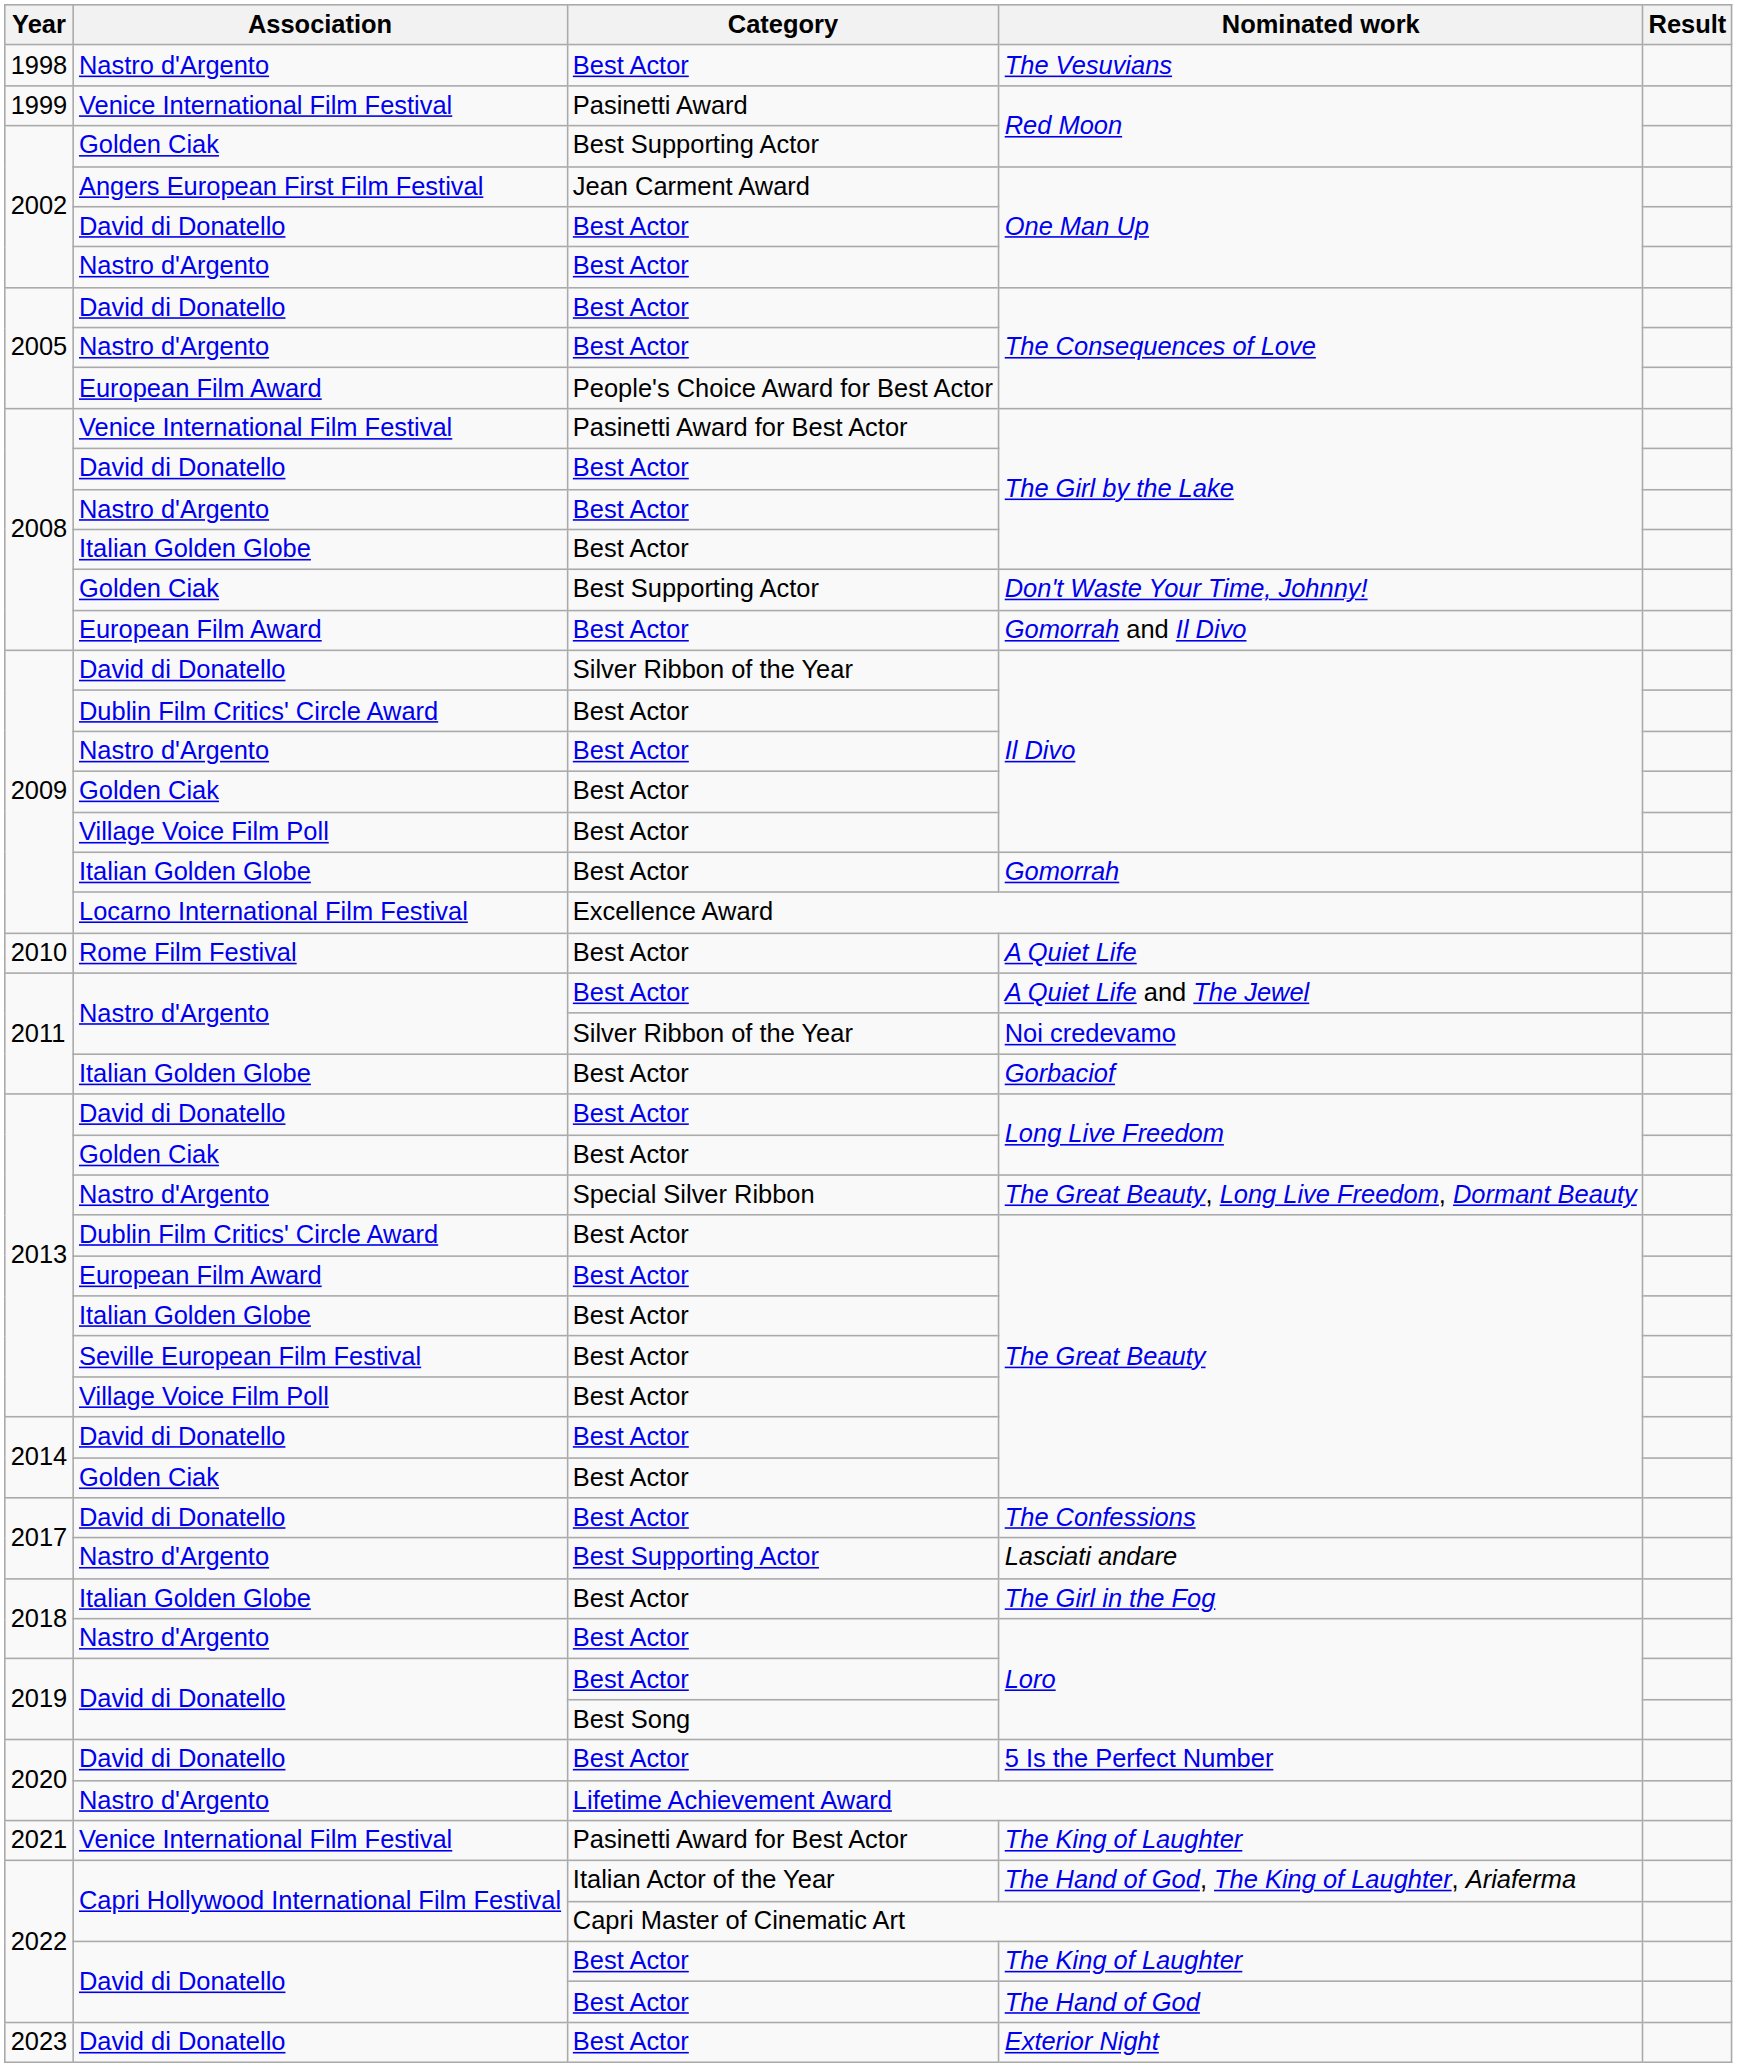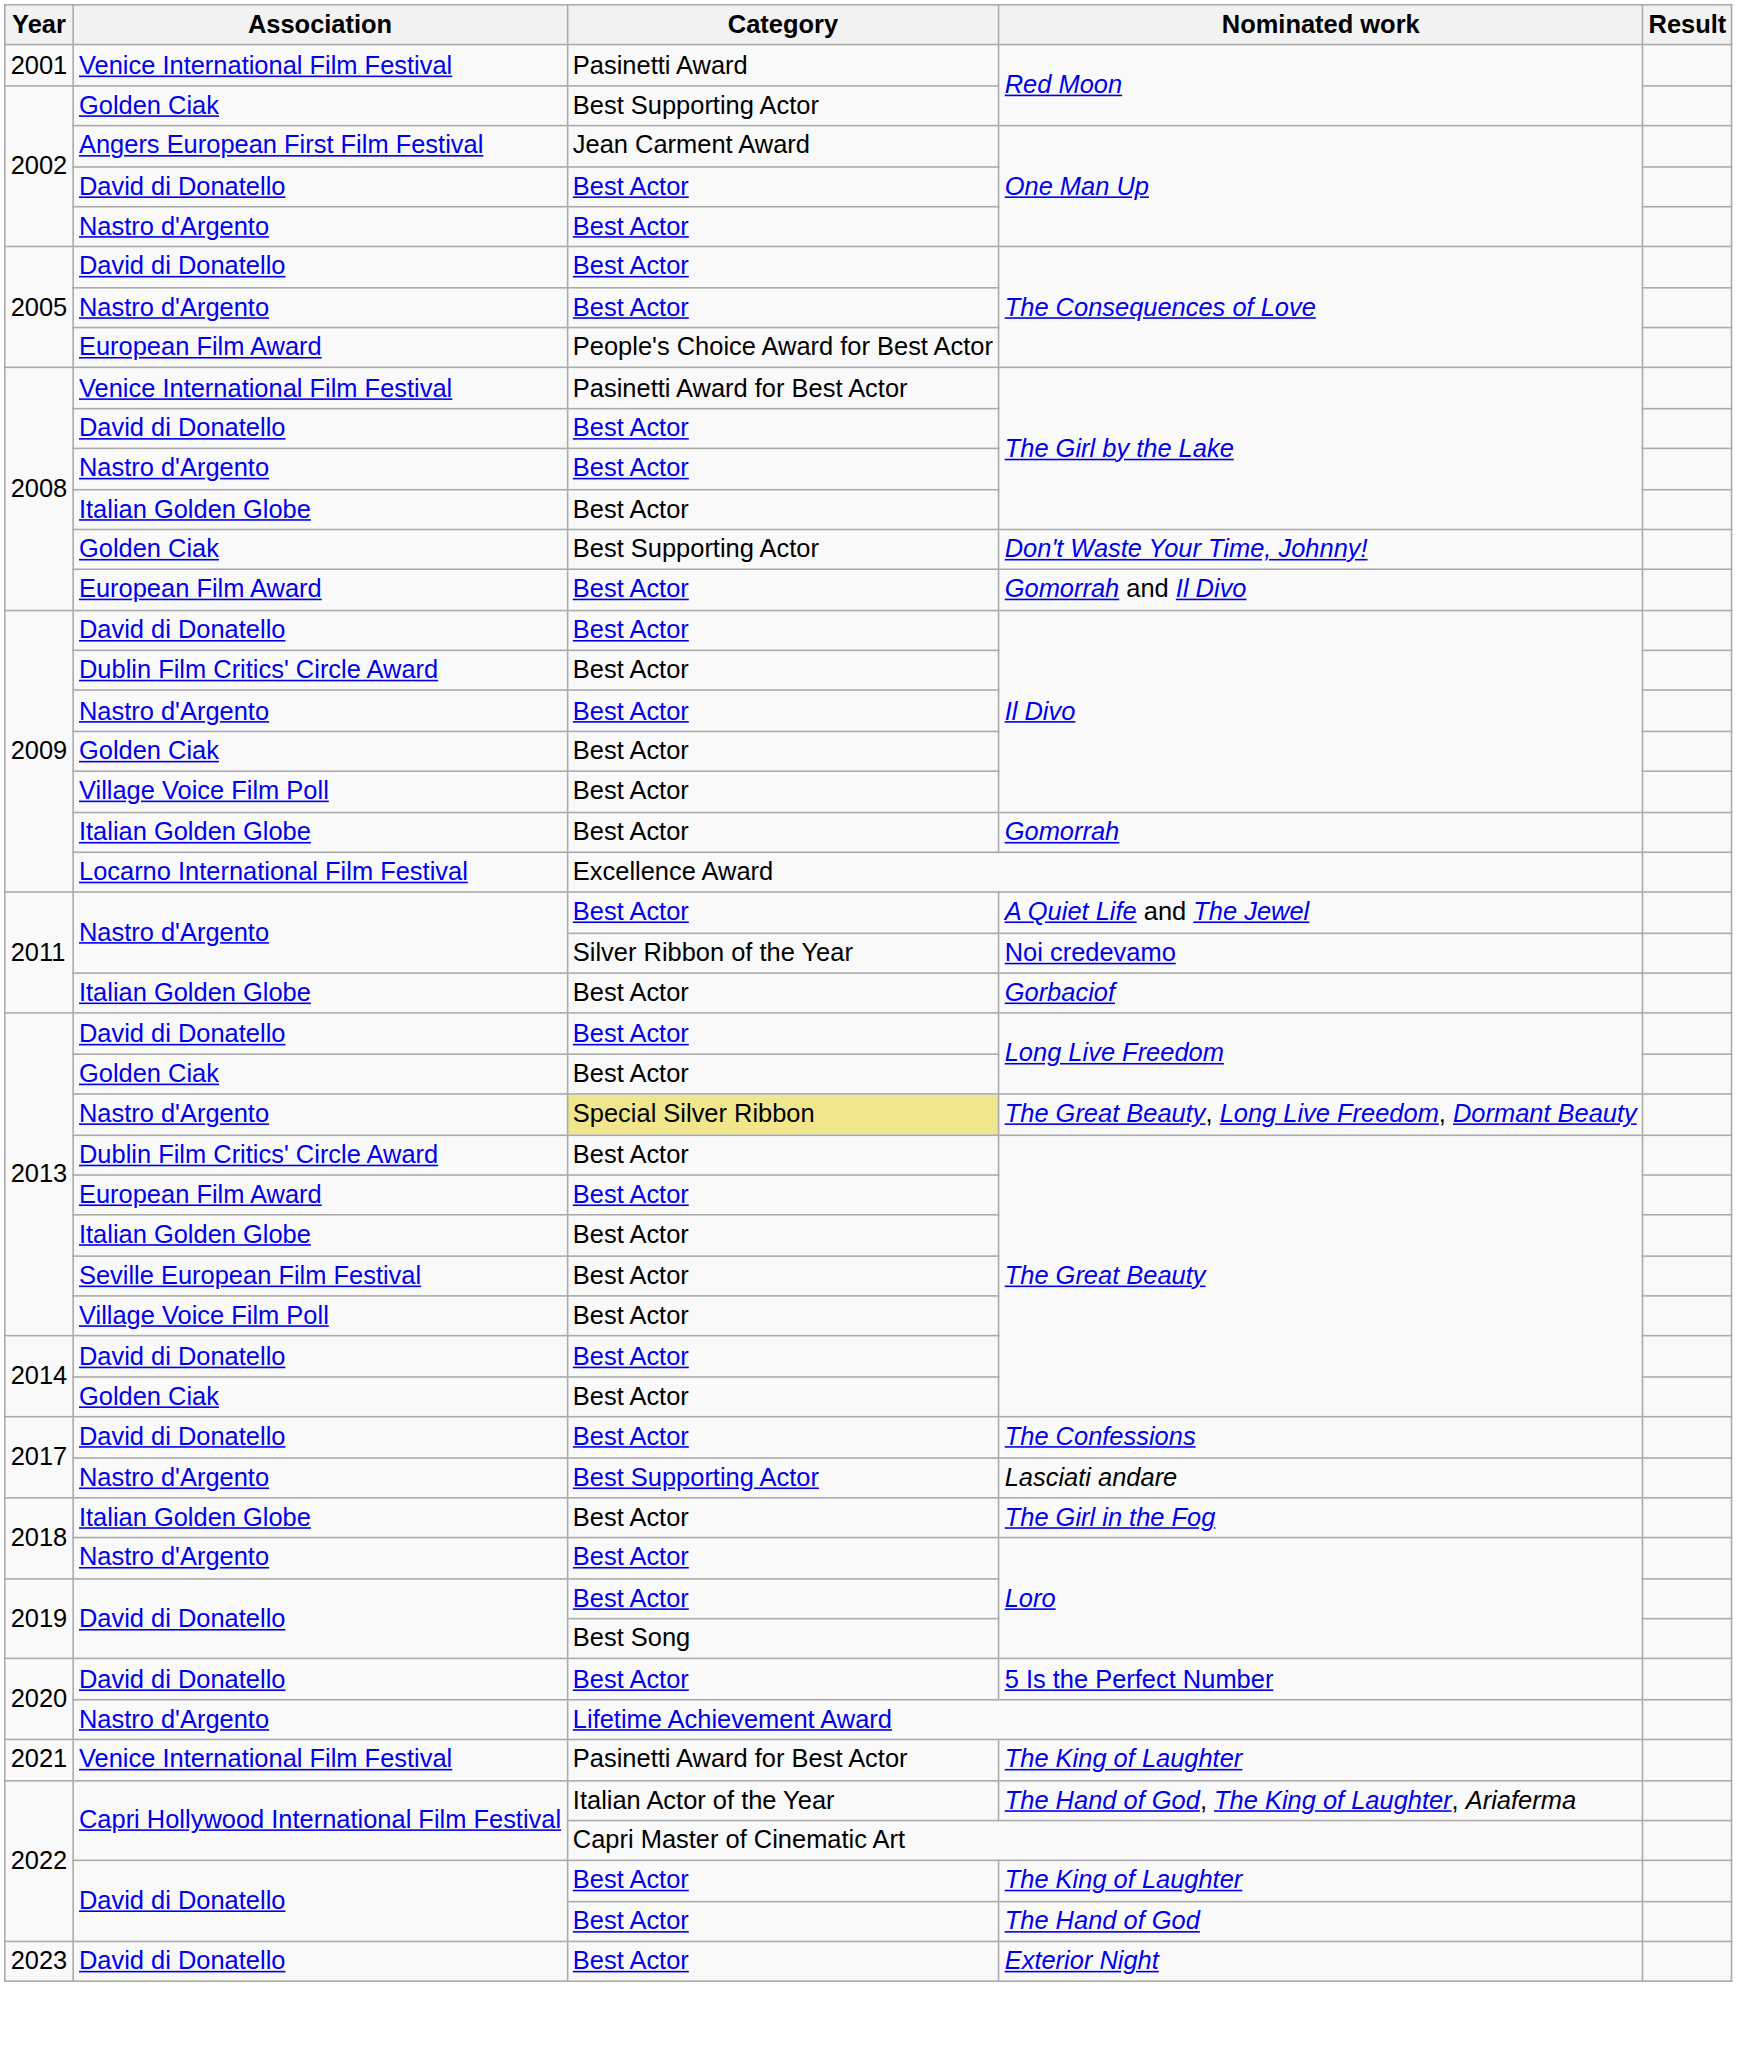- row: (174, 65)
(39, 105) 1999 -> (39, 65) 2001
(713, 670) Silver Ribbon of the Year -> (631, 629) Best Actor
- row: (188, 952)
(694, 1194) no background -> (694, 1114) khaki background
